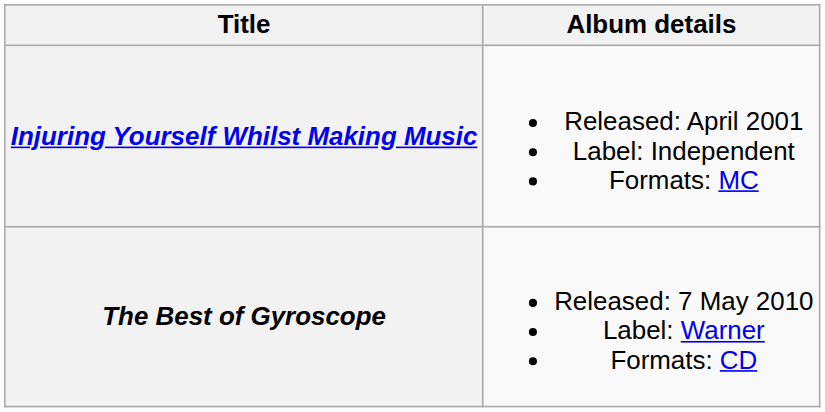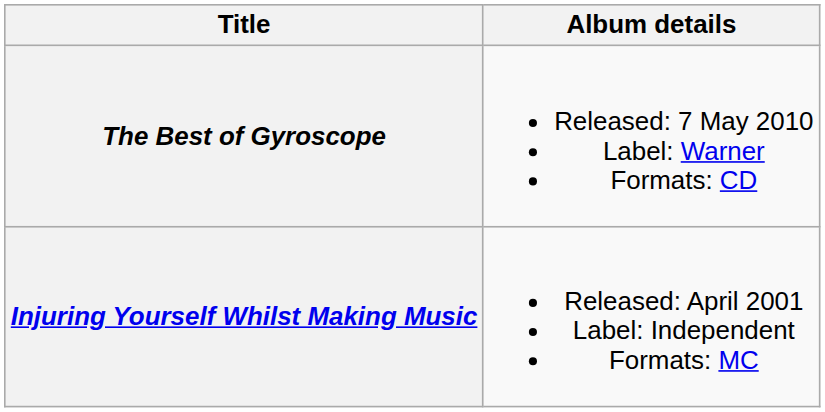rows swapped: (244, 135) <-> (244, 316)
